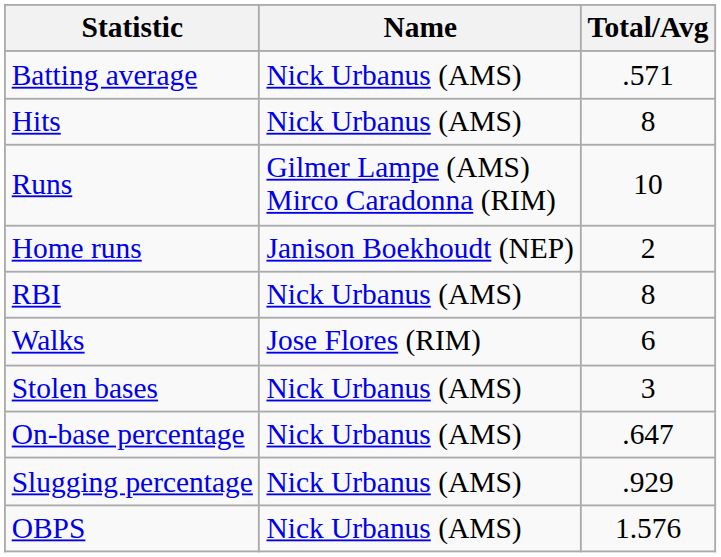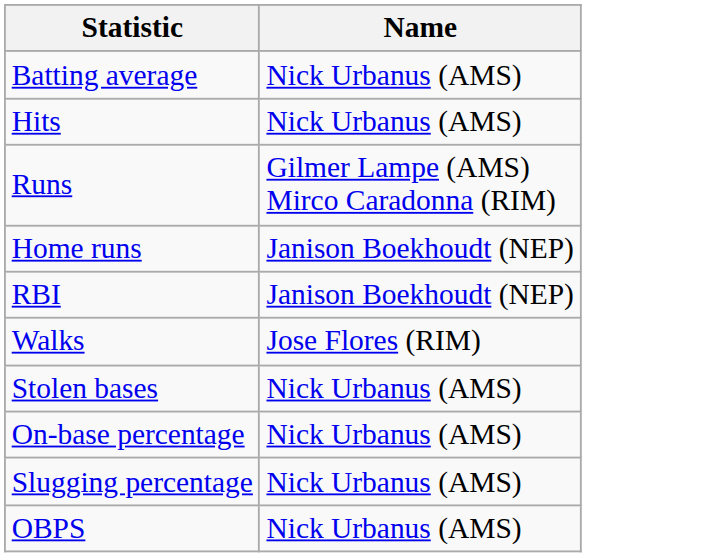- column: (648, 27)
(394, 294) Nick Urbanus (AMS) -> (420, 294) Janison Boekhoudt (NEP)
